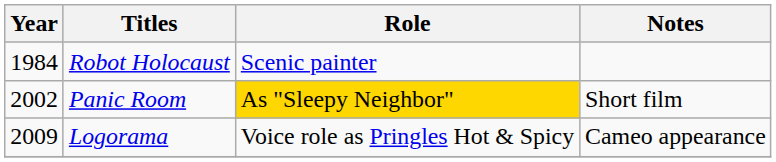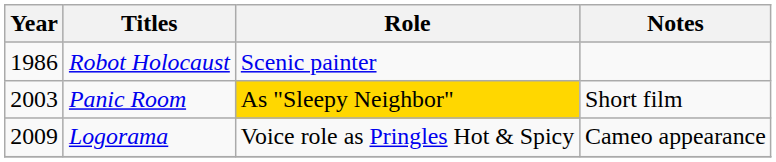(34, 61) 1984 -> (34, 61) 1986
(34, 99) 2002 -> (34, 99) 2003
